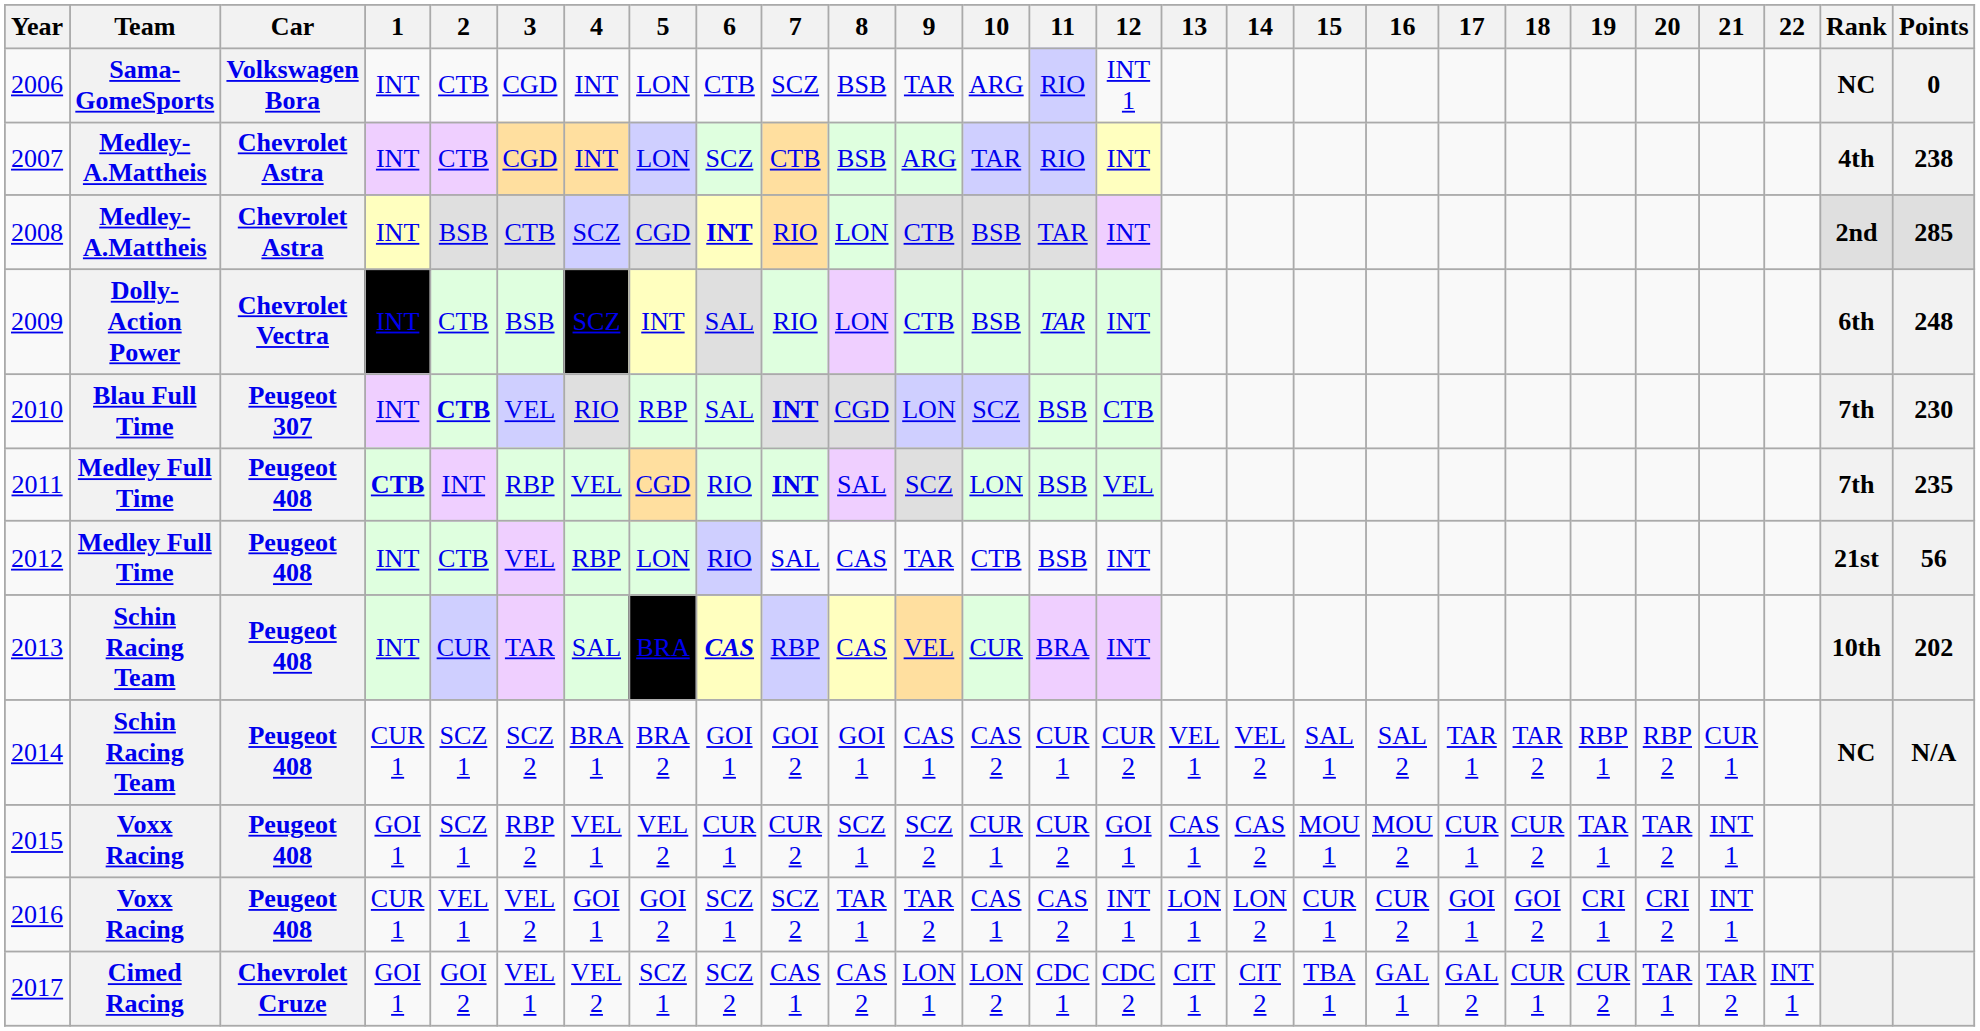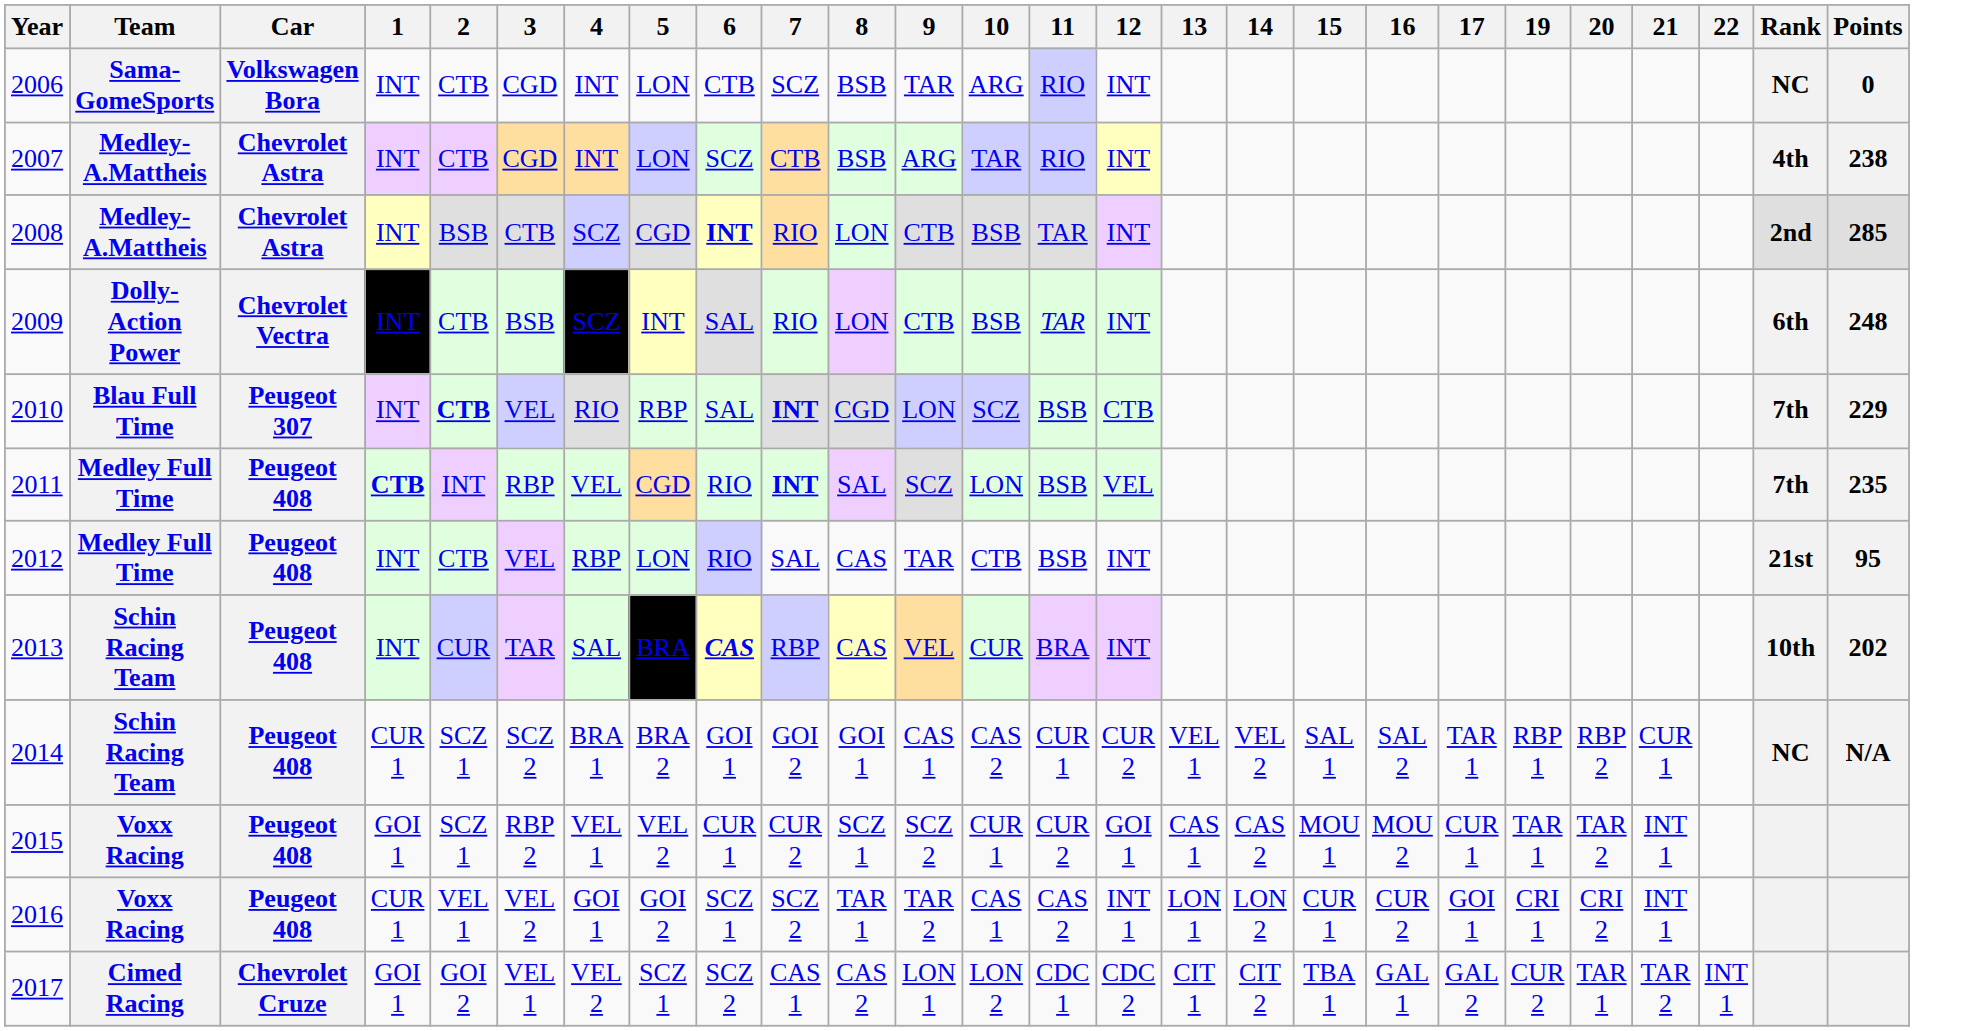- column: (1538, 26)
(1128, 84) INT 1 -> (1128, 84) INT
(1934, 410) 230 -> (1868, 410) 229
(1934, 558) 56 -> (1868, 558) 95
